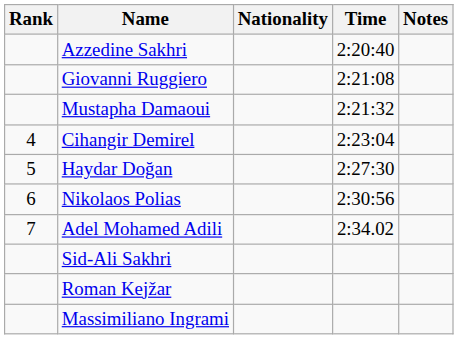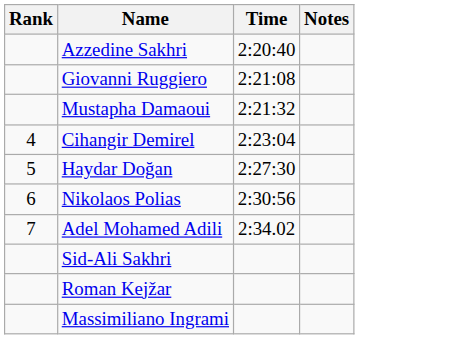- column: (283, 19)
